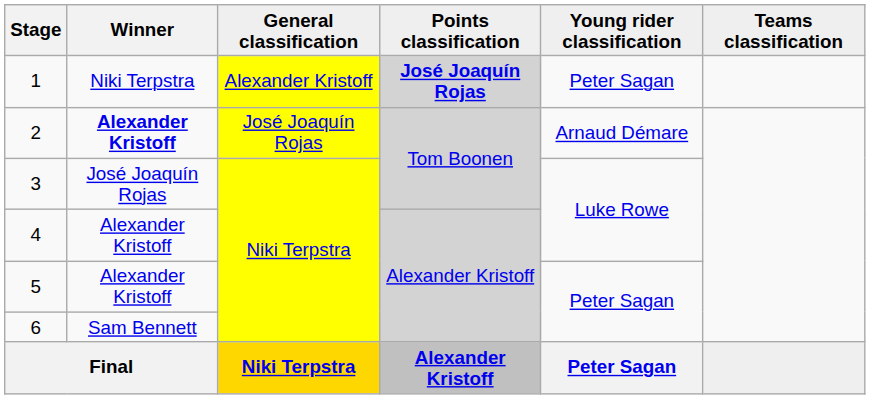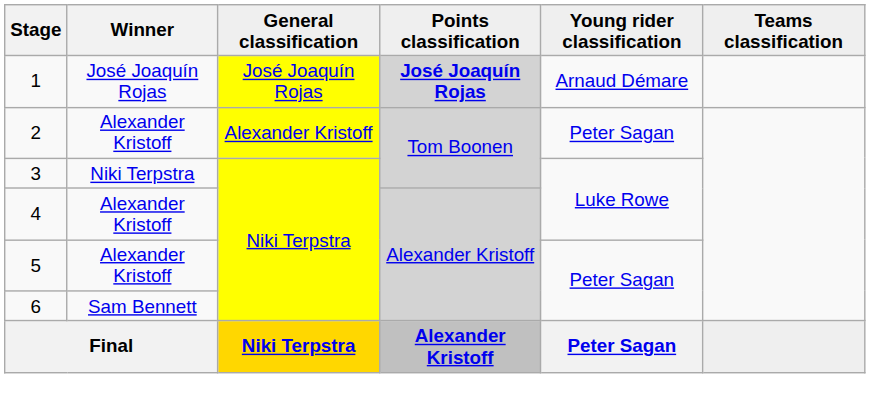(142, 82) Niki Terpstra -> (142, 82) José Joaquín Rojas
(299, 82) Alexander Kristoff -> (299, 82) José Joaquín Rojas
(622, 82) Peter Sagan -> (622, 82) Arnaud Démare
(142, 133) bold -> (142, 133) normal
(299, 133) José Joaquín Rojas -> (299, 133) Alexander Kristoff
(622, 133) Arnaud Démare -> (622, 133) Peter Sagan
(142, 184) José Joaquín Rojas -> (142, 174) Niki Terpstra
